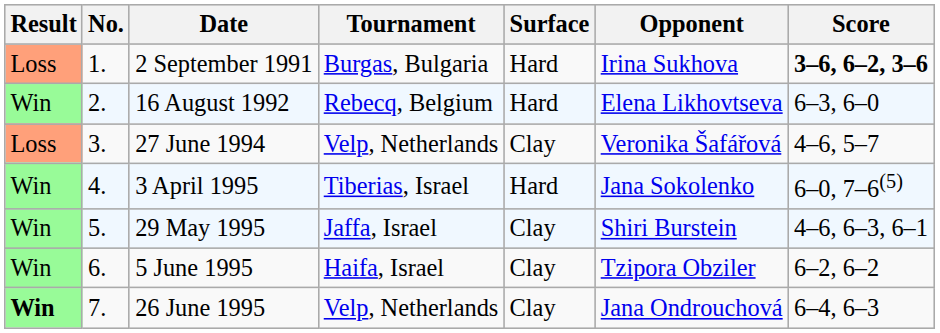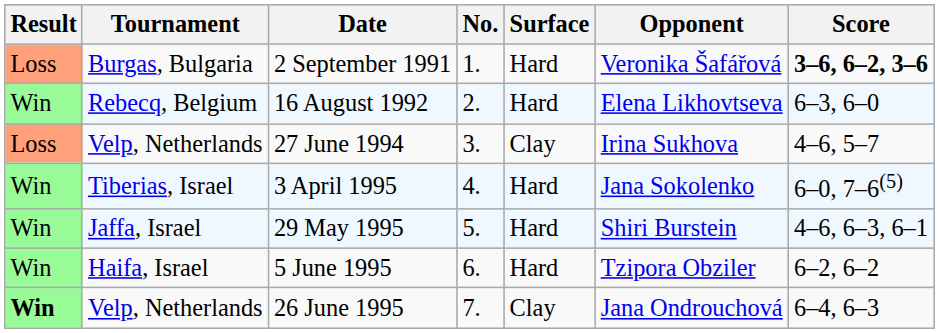columns swapped: (106, 23) <-> (411, 23)
(669, 63) Irina Sukhova -> (691, 63) Veronika Šafářová
(691, 142) Veronika Šafářová -> (669, 142) Irina Sukhova
(533, 228) Clay -> (534, 228) Hard
(533, 267) Clay -> (534, 267) Hard
